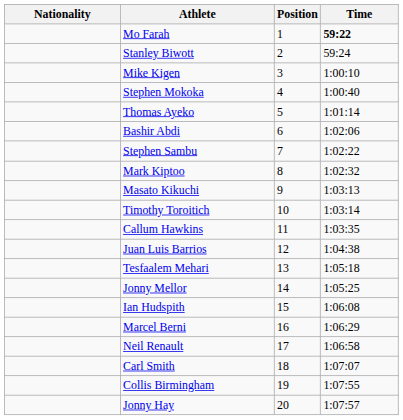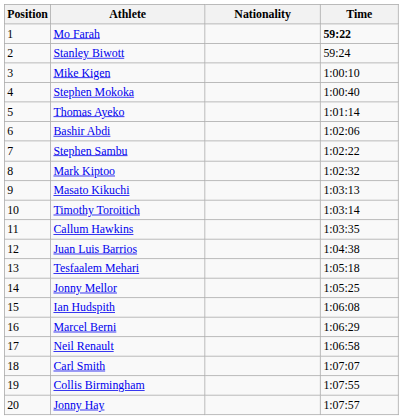columns swapped: (297, 14) <-> (62, 14)
